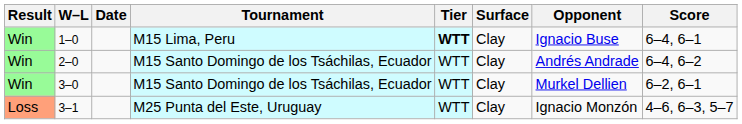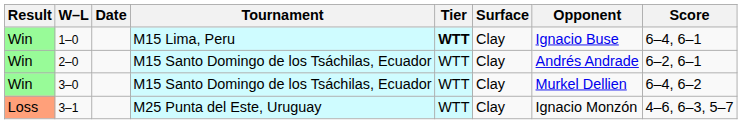(674, 61) 6–4, 6–2 -> (674, 61) 6–2, 6–1
(674, 84) 6–2, 6–1 -> (674, 84) 6–4, 6–2
